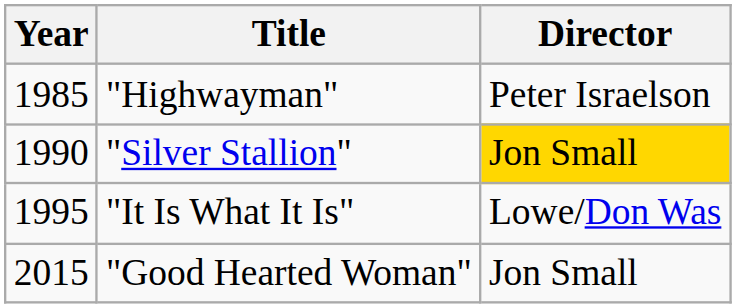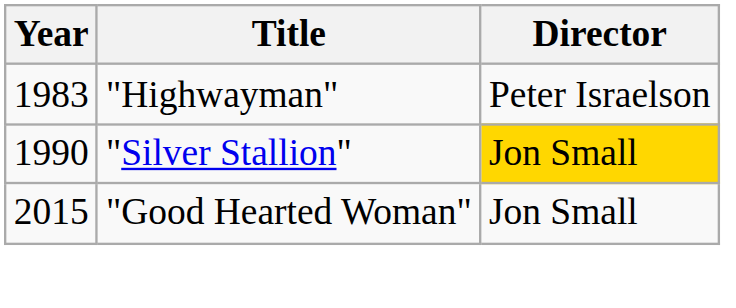(51, 93) 1985 -> (51, 93) 1983
- row: (230, 212)
